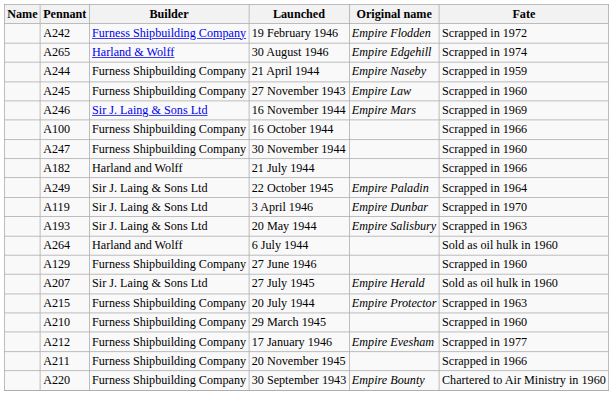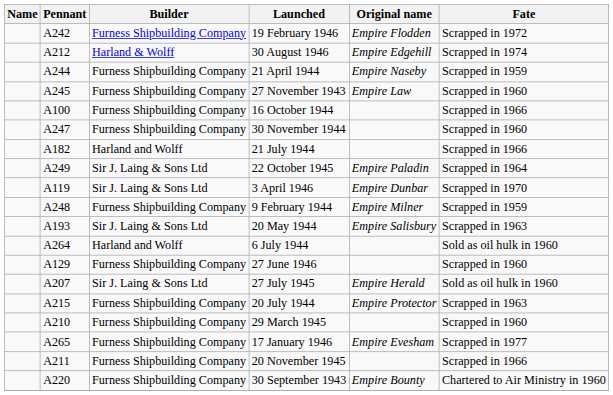(57, 52) A265 -> (57, 52) A212
- row: (299, 110)
+ row: (292, 206)
(57, 341) A212 -> (57, 341) A265
